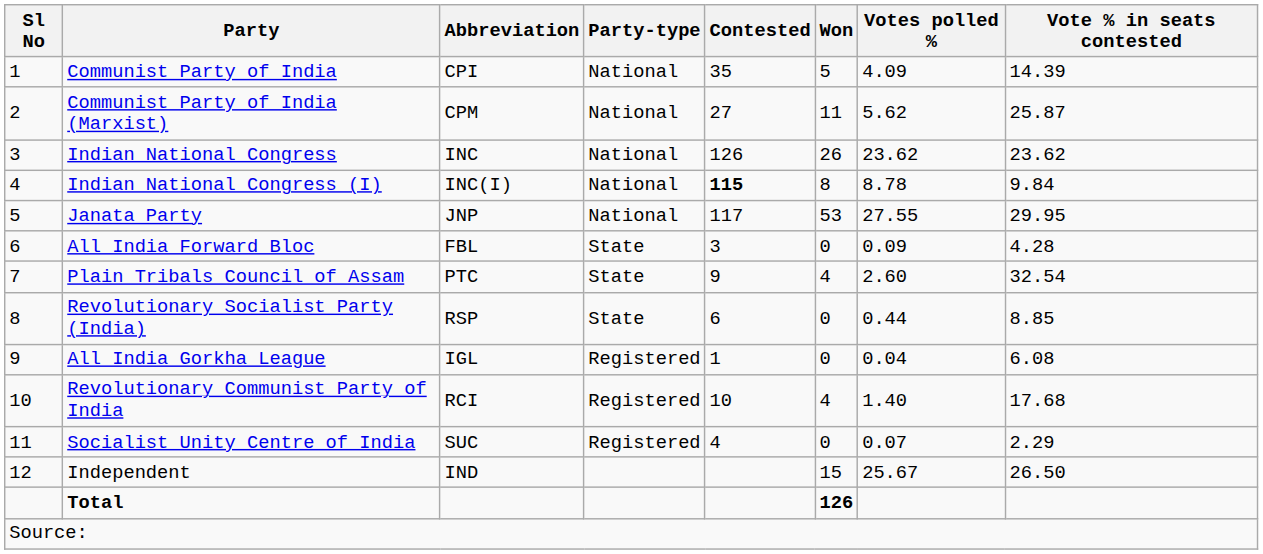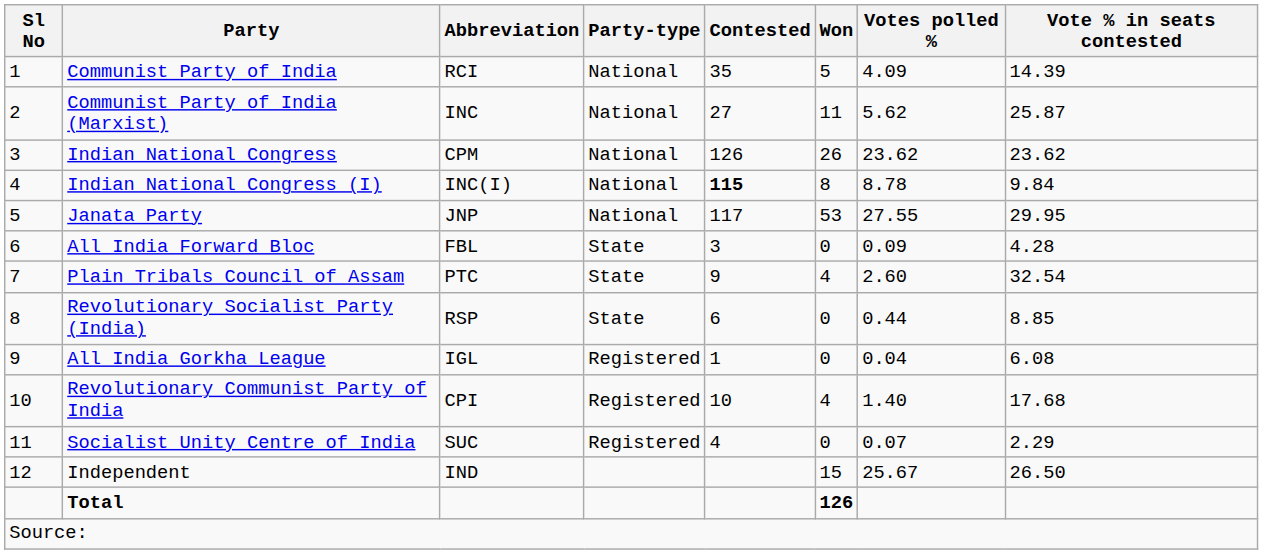(461, 72) CPI -> (461, 72) RCI
(461, 113) CPM -> (461, 113) INC
(461, 155) INC -> (461, 155) CPM
(461, 401) RCI -> (461, 401) CPI
